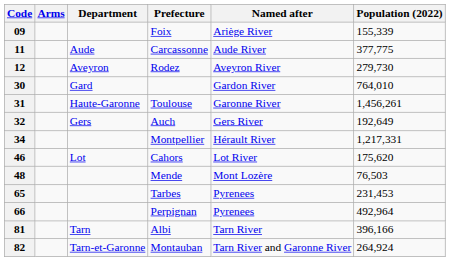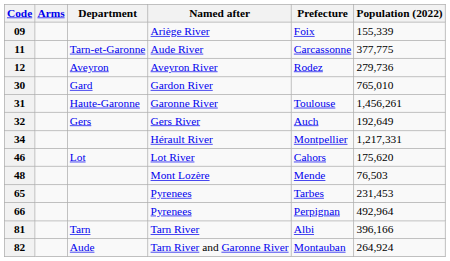columns swapped: (179, 13) <-> (282, 13)
(82, 49) Aude -> (108, 49) Tarn-et-Garonne
(375, 67) 279,730 -> (375, 67) 279,736
(375, 85) 764,010 -> (375, 85) 765,010
(108, 247) Tarn-et-Garonne -> (82, 247) Aude
